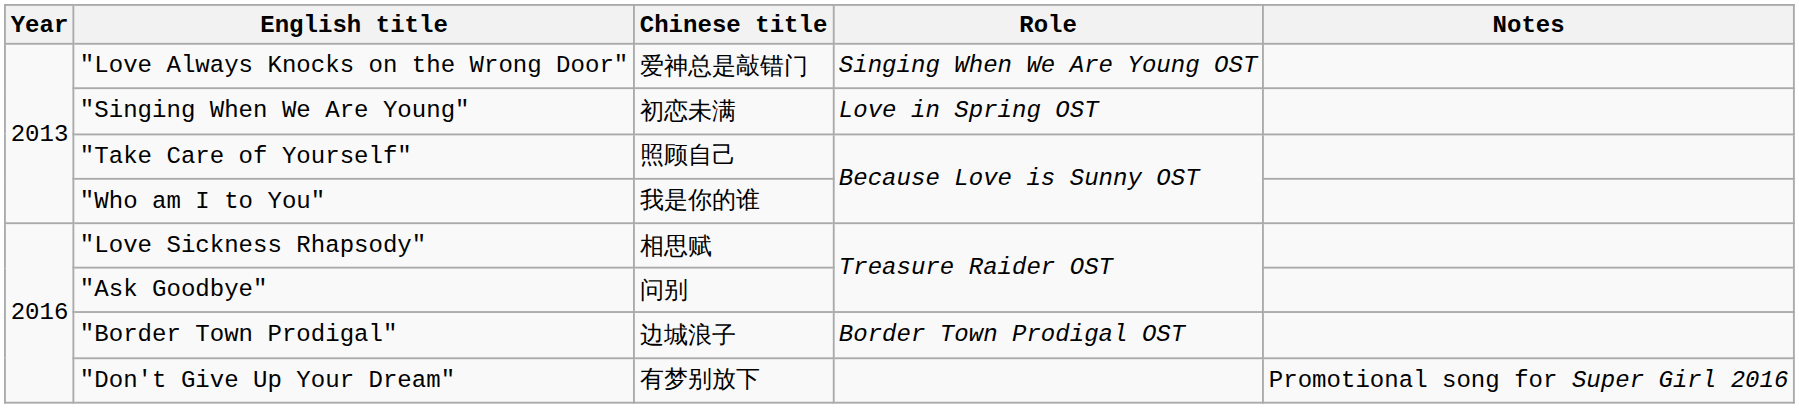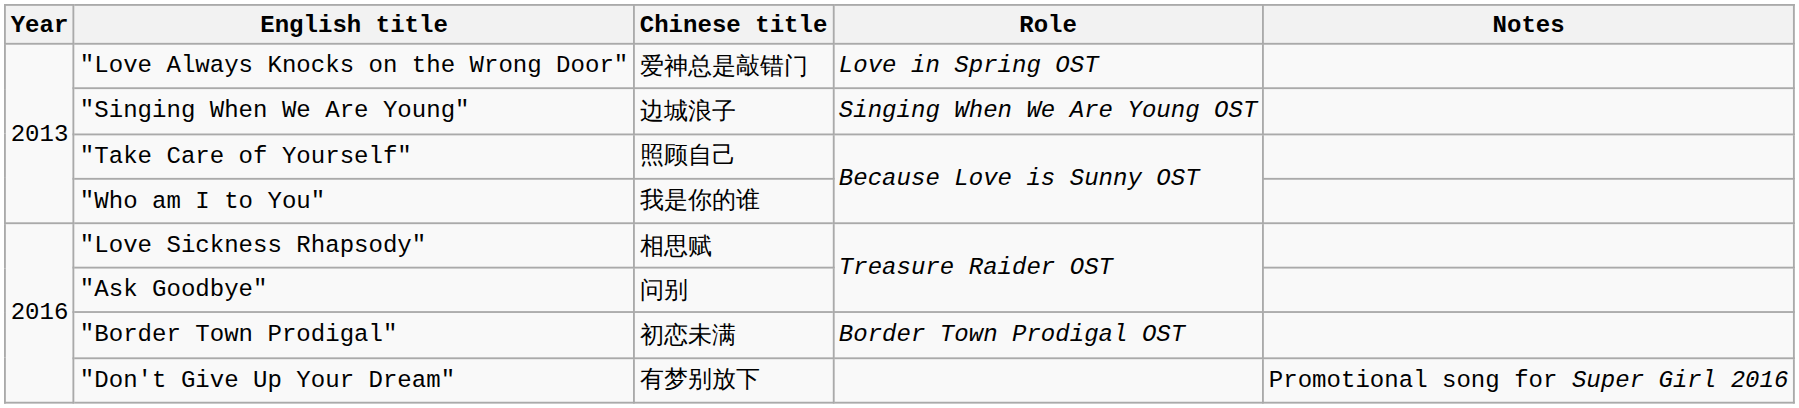(1048, 66) Singing When We Are Young OST -> (969, 66) Love in Spring OST
(688, 112) 初恋未满 -> (688, 112) 边城浪子
(969, 111) Love in Spring OST -> (1048, 111) Singing When We Are Young OST
(688, 336) 边城浪子 -> (688, 336) 初恋未满
